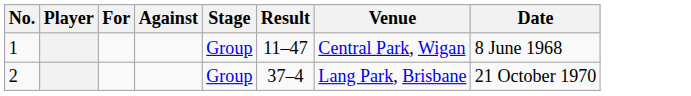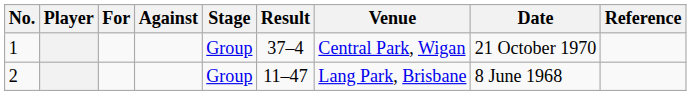+ column: (643, 18)
(285, 47) 11–47 -> (285, 47) 37–4
(519, 47) 8 June 1968 -> (536, 47) 21 October 1970
(285, 76) 37–4 -> (285, 76) 11–47
(536, 76) 21 October 1970 -> (519, 76) 8 June 1968
